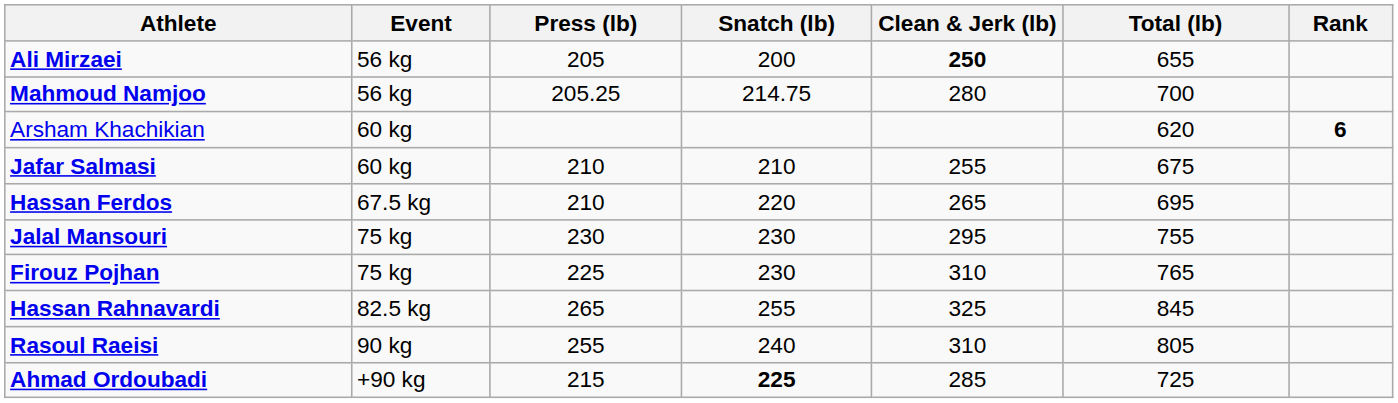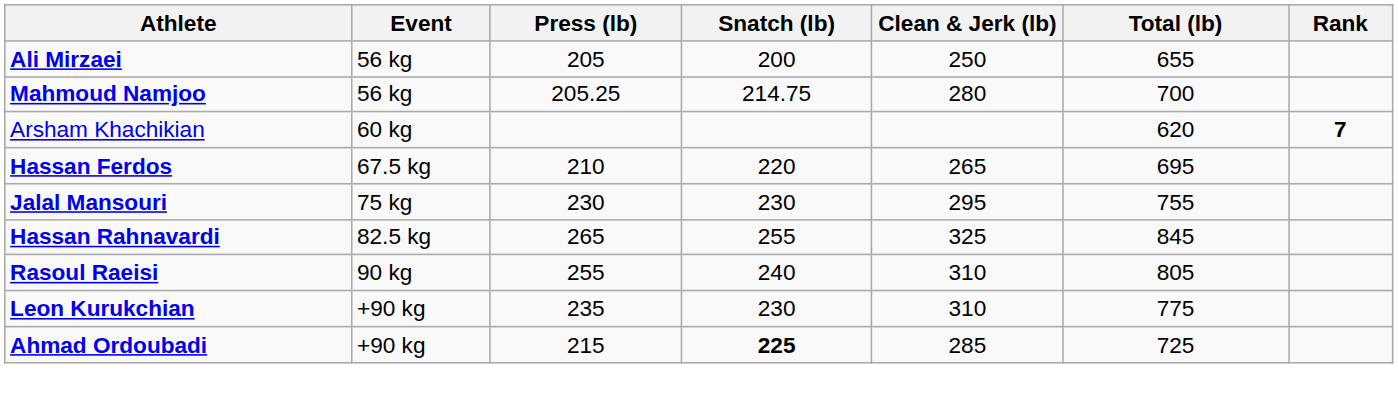(967, 59) bold -> (967, 59) normal
(1340, 130) 6 -> (1340, 130) 7
- row: (83, 166)
- row: (85, 273)
+ row: (102, 309)
